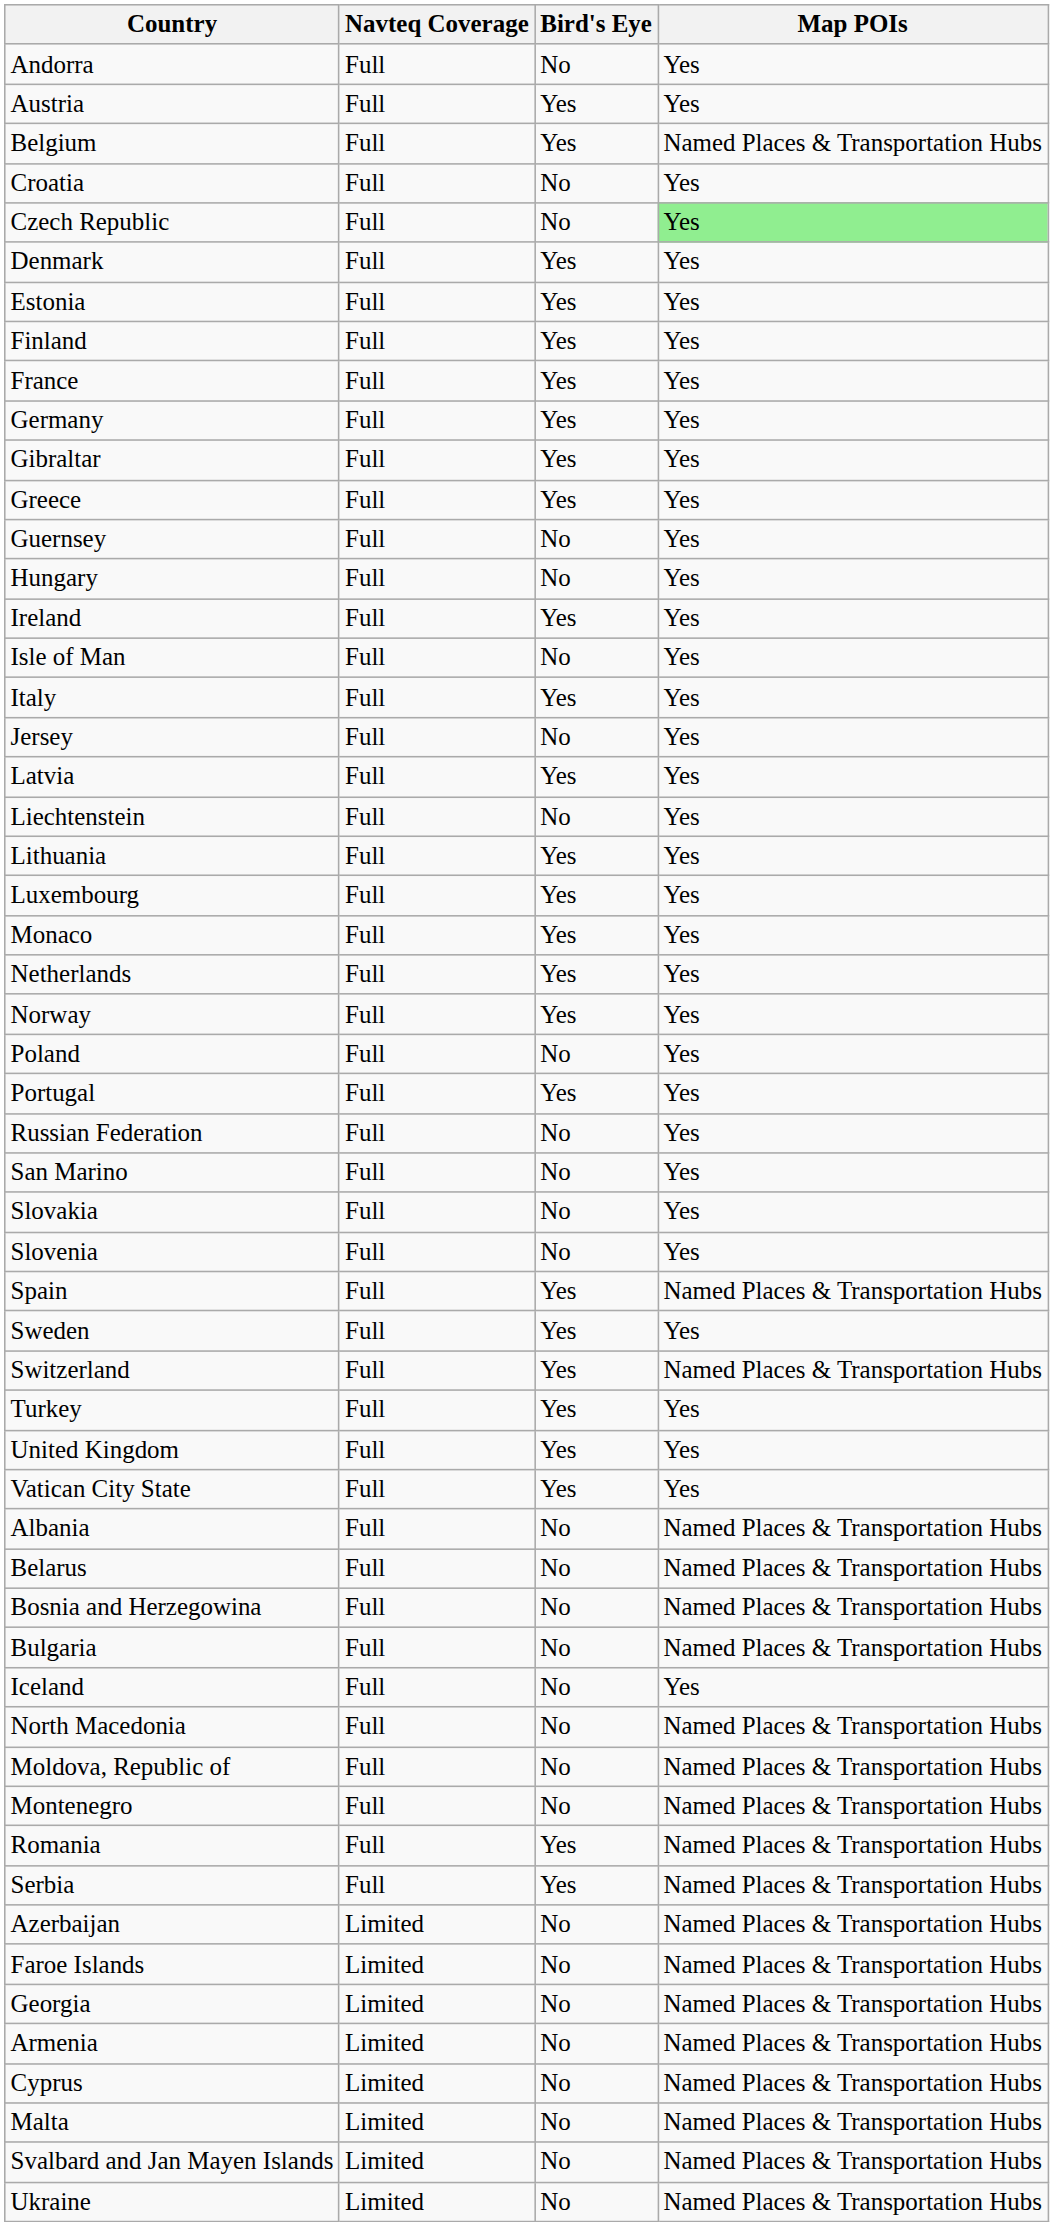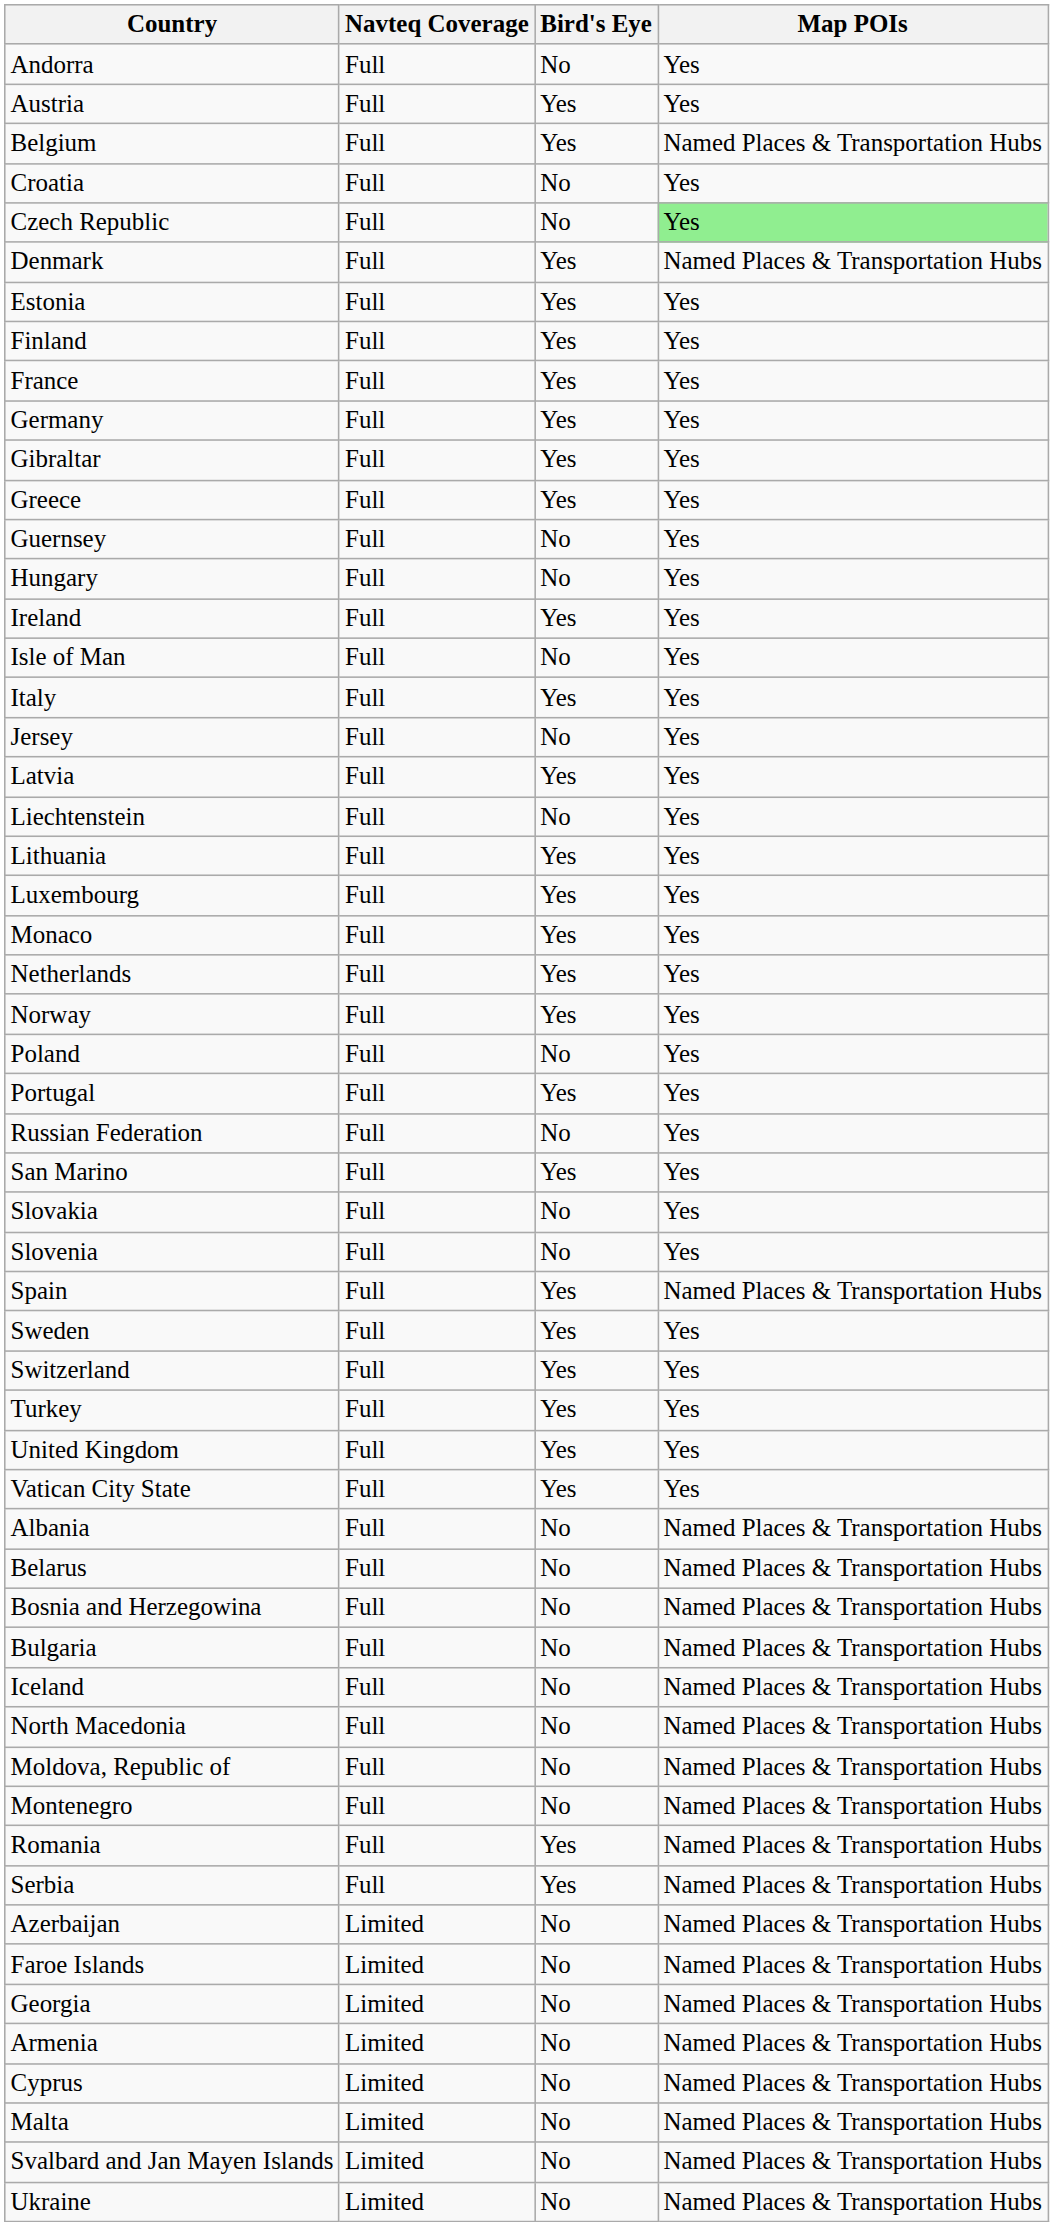(682, 261) Yes -> (853, 261) Named Places & Transportation Hubs
(556, 1172) No -> (558, 1172) Yes
(853, 1370) Named Places & Transportation Hubs -> (682, 1370) Yes
(682, 1686) Yes -> (853, 1686) Named Places & Transportation Hubs
